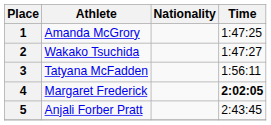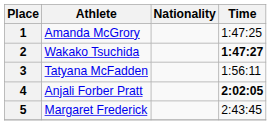(242, 52) normal -> (242, 52) bold
(96, 91) Margaret Frederick -> (94, 91) Anjali Forber Pratt
(94, 110) Anjali Forber Pratt -> (96, 110) Margaret Frederick
